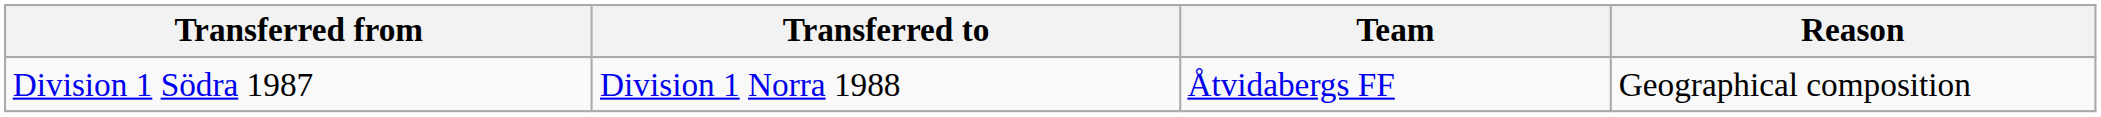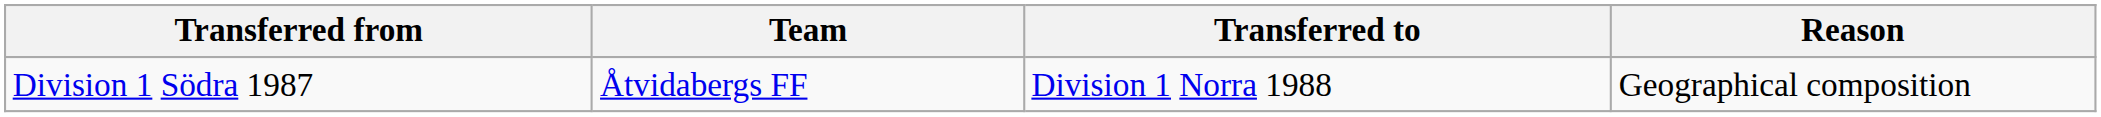columns swapped: (886, 30) <-> (1395, 30)
